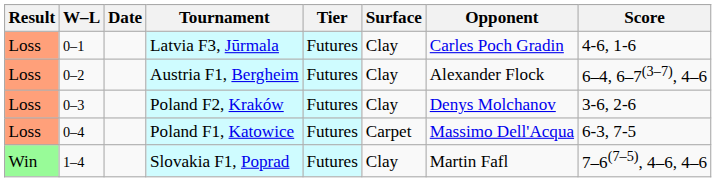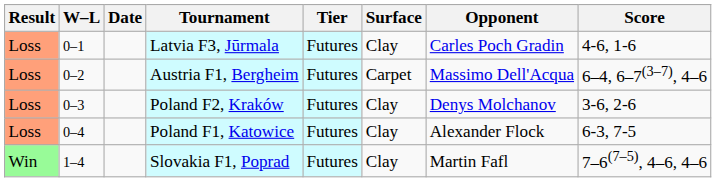(382, 74) Clay -> (389, 74) Carpet
(487, 74) Alexander Flock -> (502, 74) Massimo Dell'Acqua
(389, 131) Carpet -> (382, 131) Clay
(502, 131) Massimo Dell'Acqua -> (487, 131) Alexander Flock
